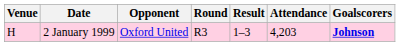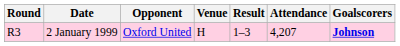columns swapped: (211, 13) <-> (22, 13)
(283, 32) 4,203 -> (283, 32) 4,207
